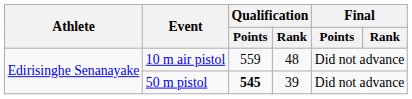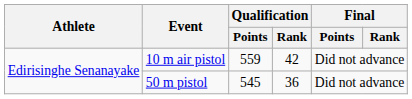(292, 60) 48 -> (292, 60) 42
(250, 82) bold -> (250, 82) normal
(292, 82) 39 -> (292, 82) 36
